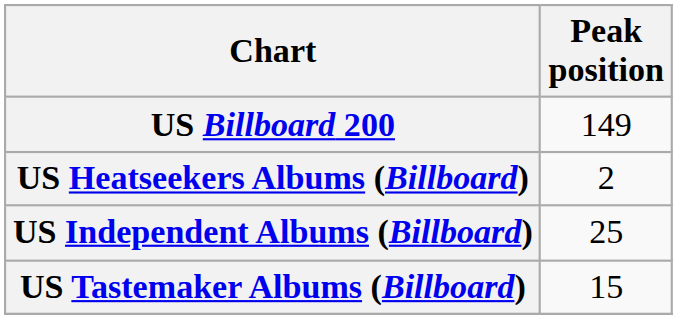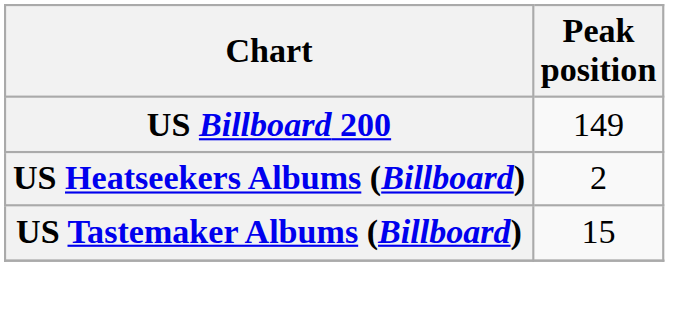- row: (273, 232)
